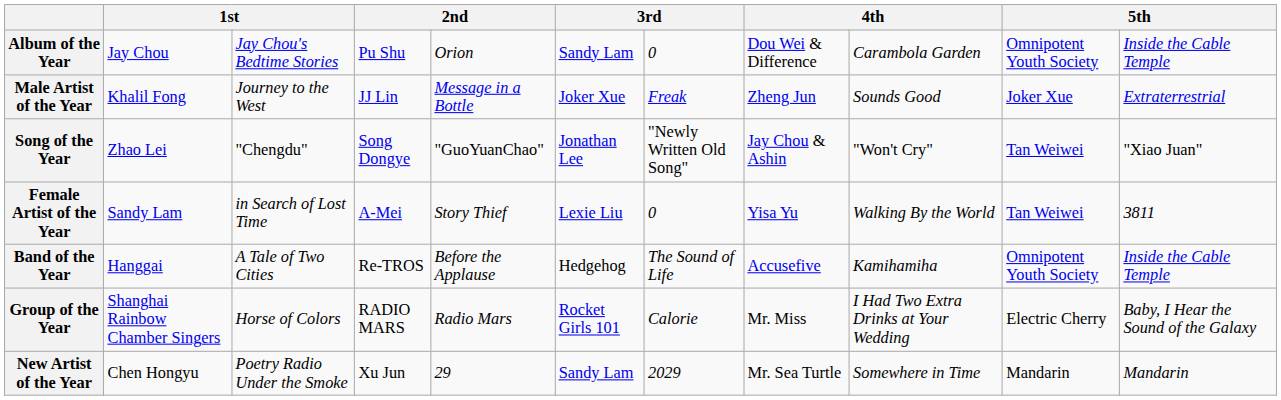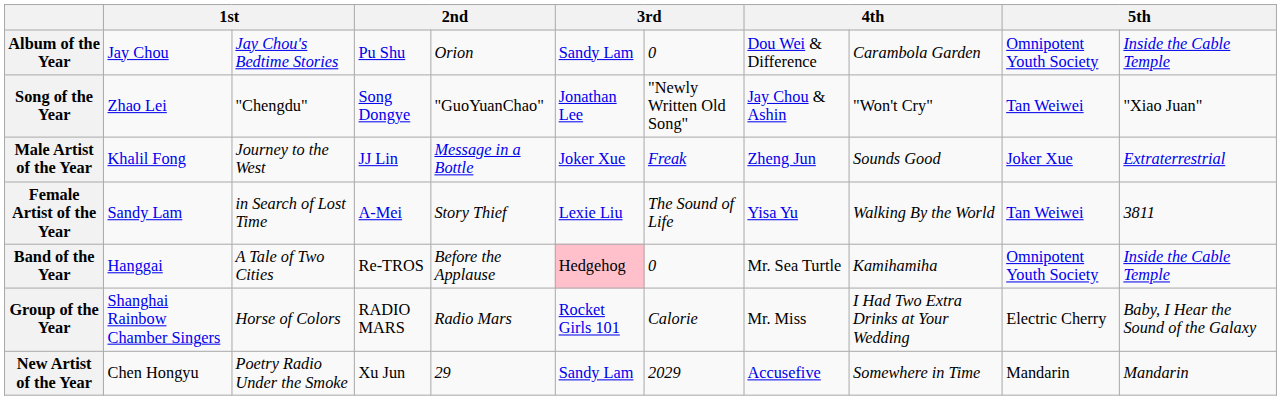rows swapped: (54, 150) <-> (54, 96)
(652, 212) 0 -> (691, 212) The Sound of Life
(592, 266) no background -> (592, 266) pink background
(691, 266) The Sound of Life -> (652, 266) 0
(784, 266) Accusefive -> (794, 266) Mr. Sea Turtle
(794, 373) Mr. Sea Turtle -> (784, 373) Accusefive
